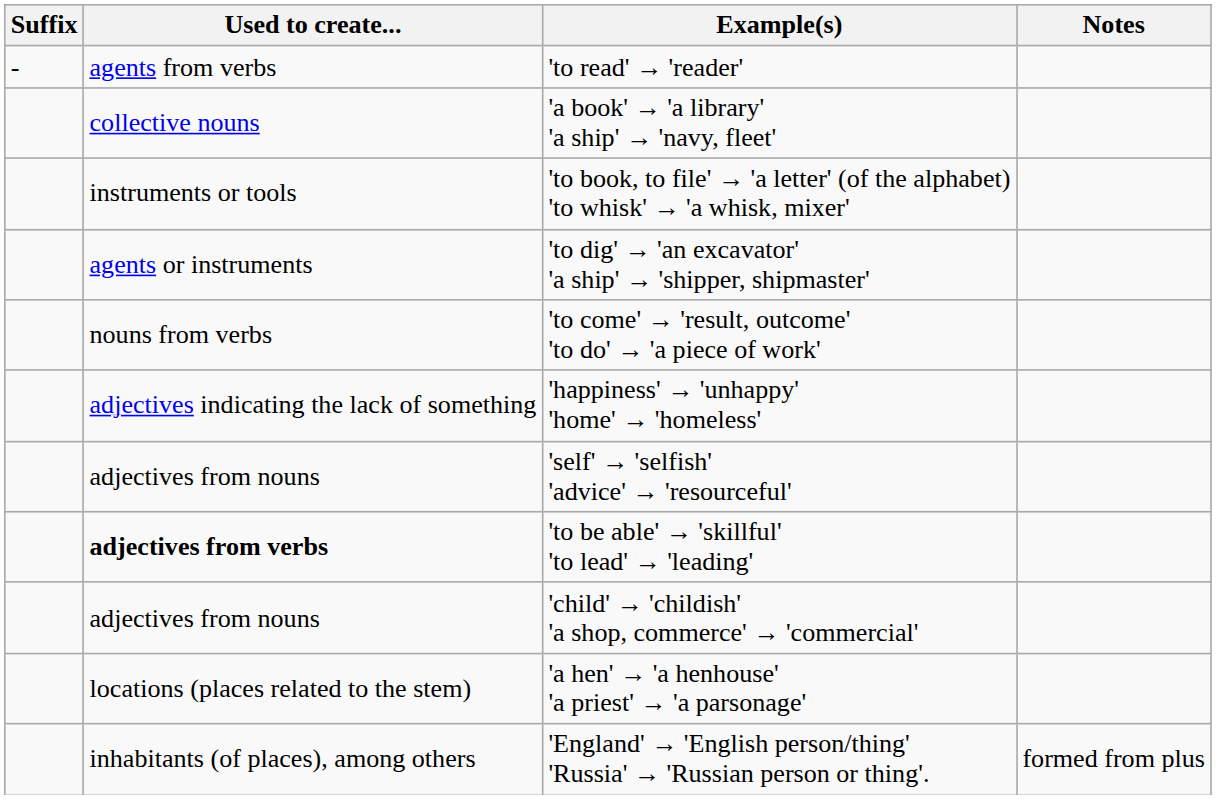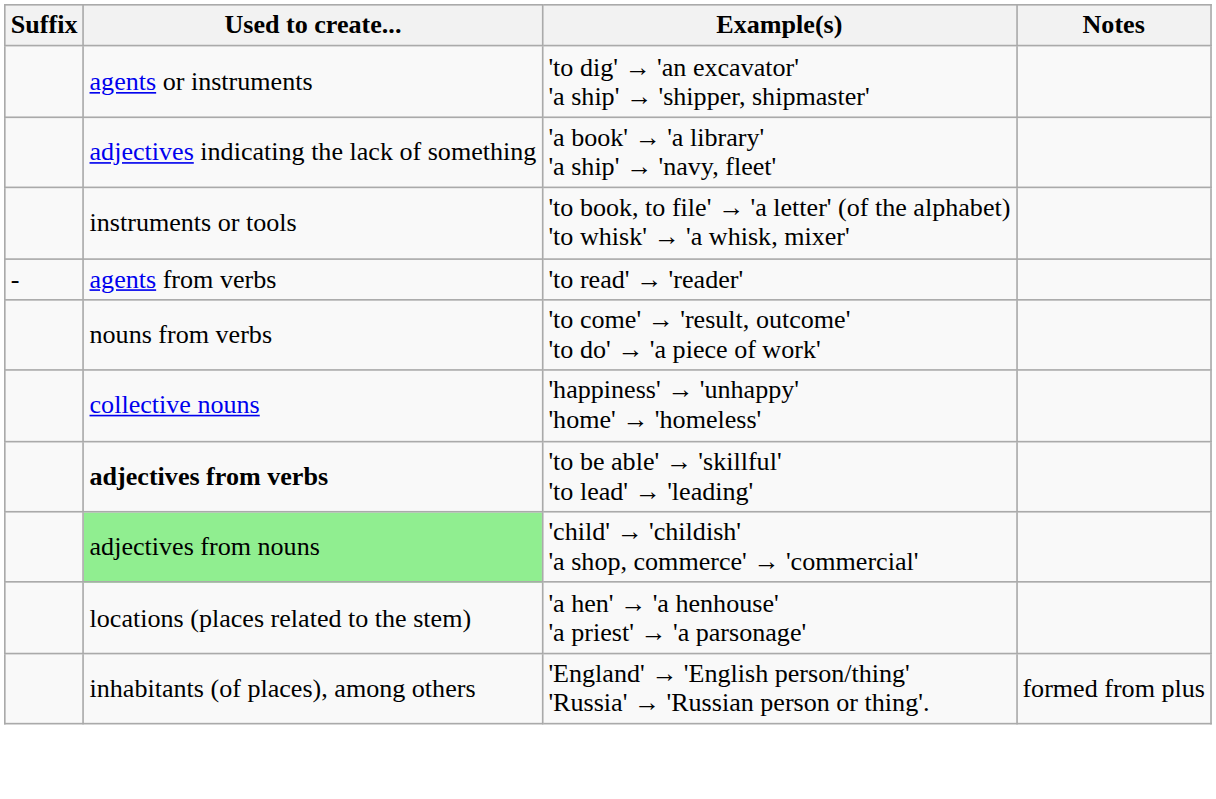rows swapped: (646, 66) <-> (709, 263)
(175, 122) collective nouns -> (313, 151) adjectives indicating the lack of something
(313, 405) adjectives indicating the lack of something -> (175, 405) collective nouns
- row: (670, 476)
(205, 617) no background -> (205, 546) lightgreen background
